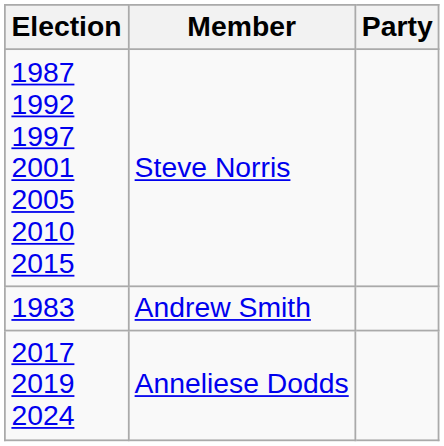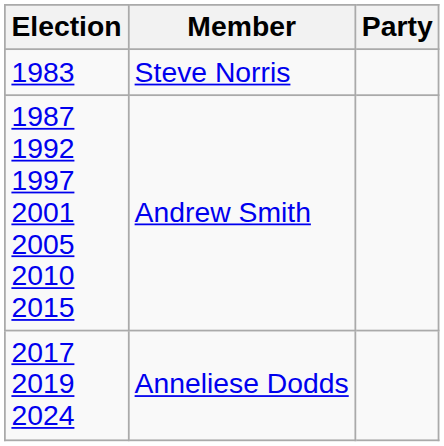(43, 167) 1987 1992 1997 2001 2005 2010 2015 -> (43, 71) 1983
(43, 307) 1983 -> (43, 212) 1987 1992 1997 2001 2005 2010 2015
